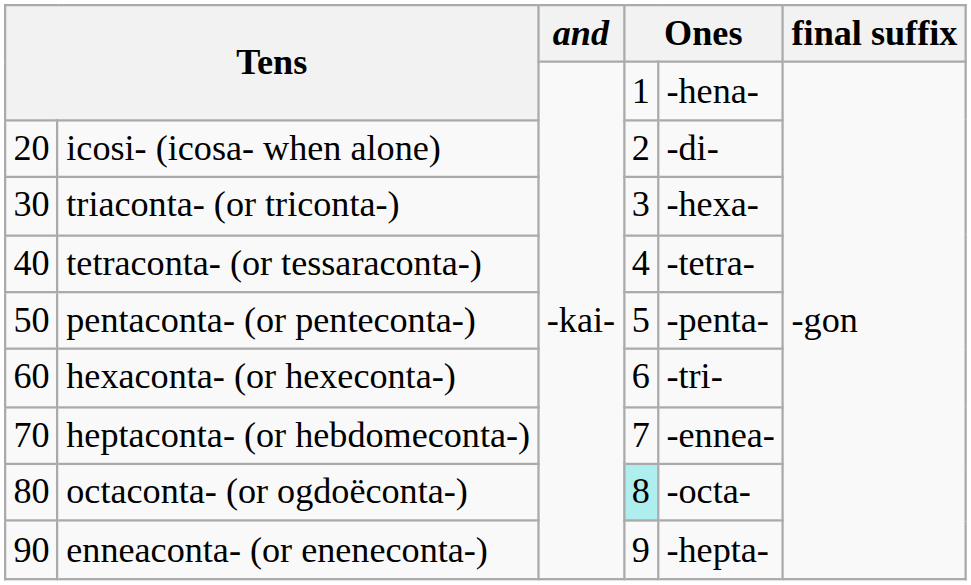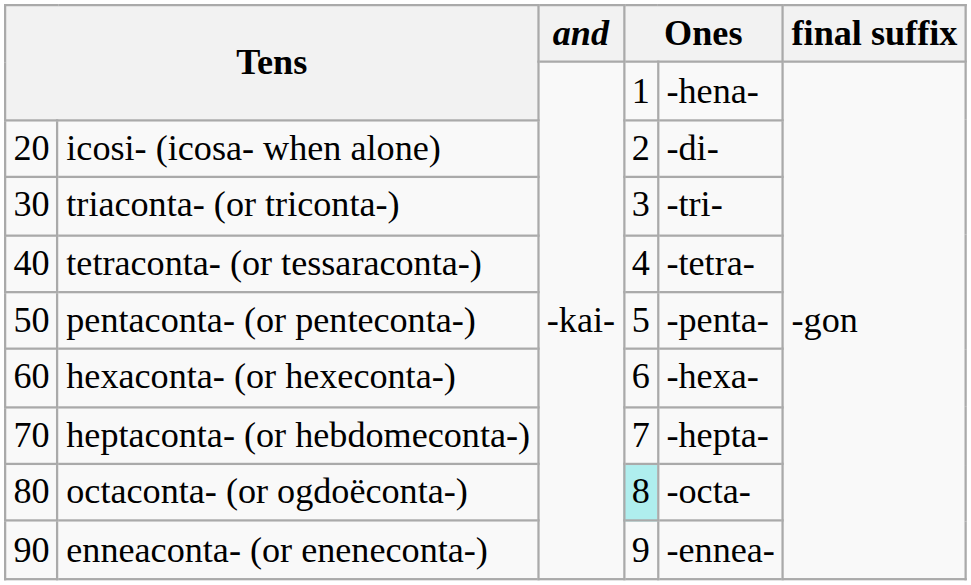(713, 205) -hexa- -> (695, 205) -tri-
(695, 377) -tri- -> (713, 377) -hexa-
(721, 434) -ennea- -> (718, 434) -hepta-
(718, 549) -hepta- -> (721, 549) -ennea-
